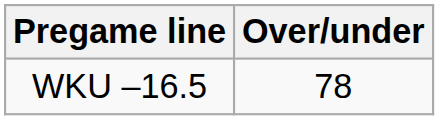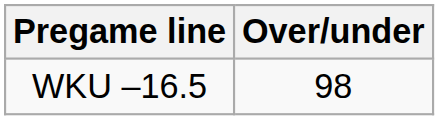(333, 85) 78 -> (333, 85) 98
